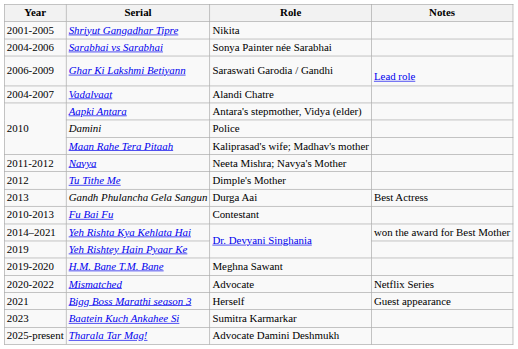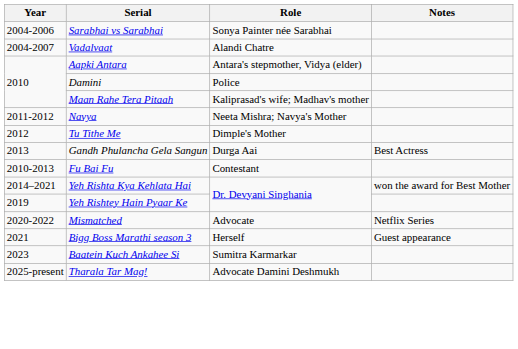- row: (123, 30)
- row: (127, 71)
- row: (116, 266)
